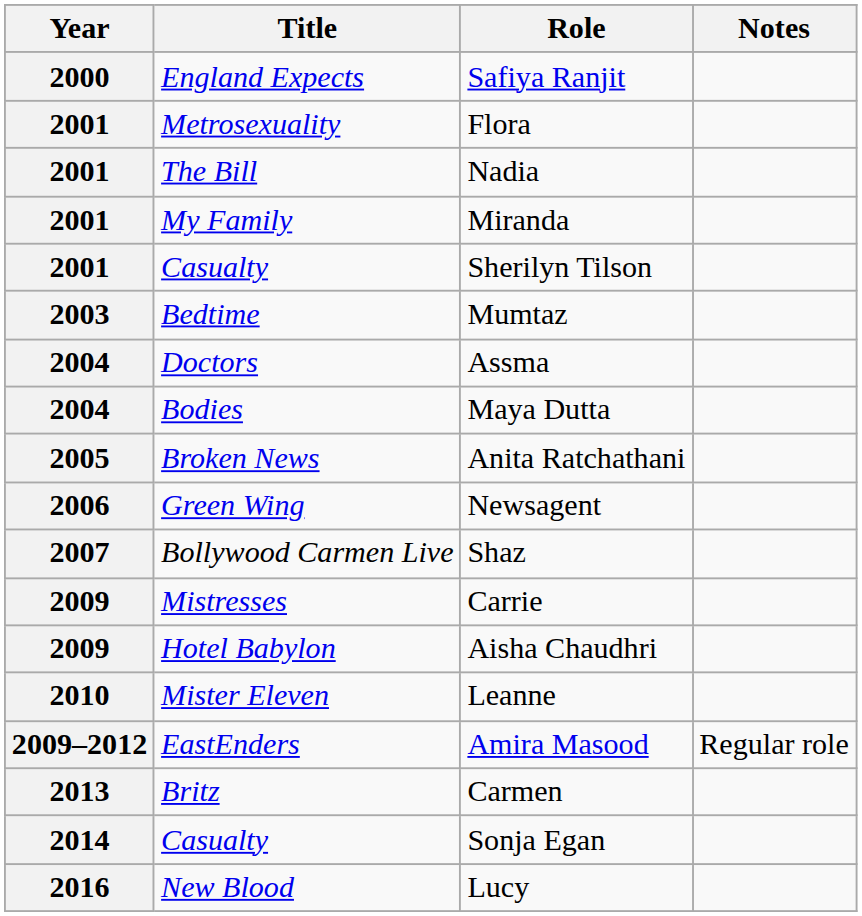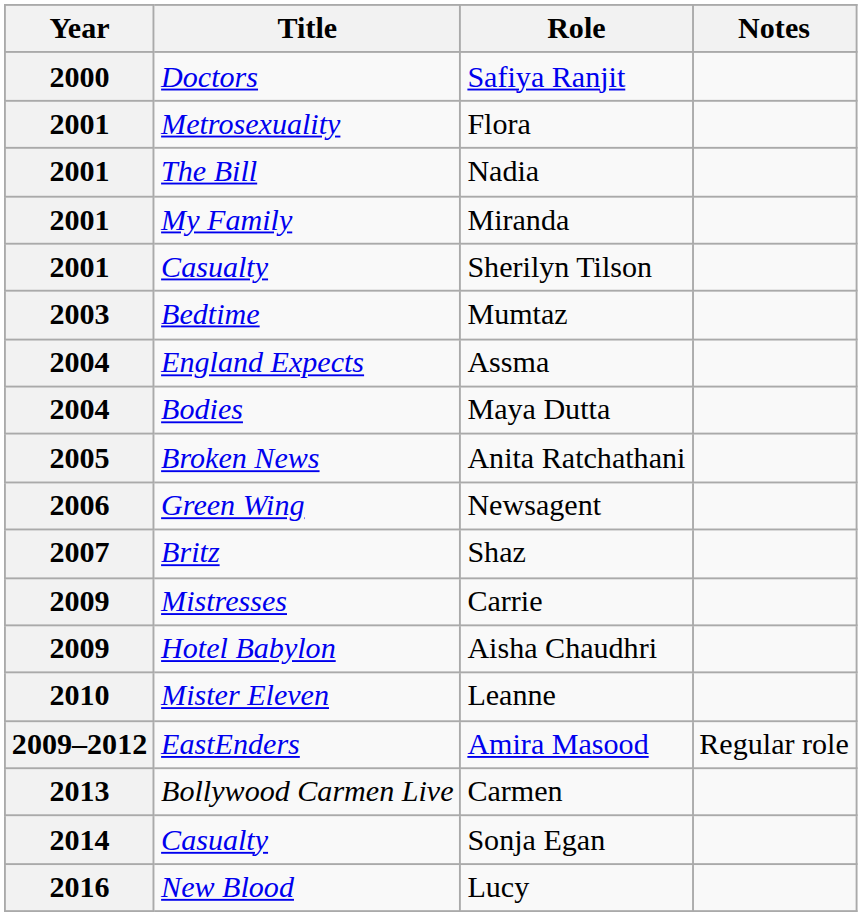(263, 76) England Expects -> (210, 76) Doctors
(210, 362) Doctors -> (263, 362) England Expects
(307, 553) Bollywood Carmen Live -> (190, 553) Britz
(190, 791) Britz -> (307, 791) Bollywood Carmen Live
